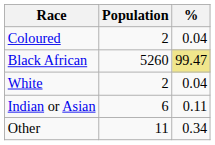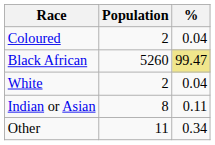(165, 106) 6 -> (165, 106) 8
